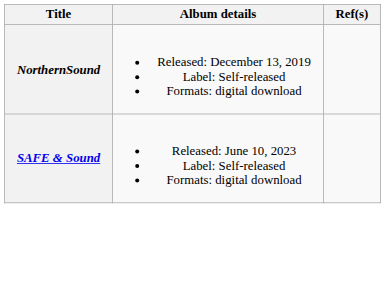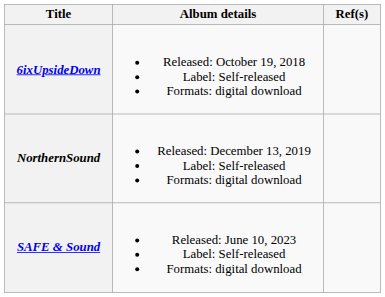+ row: (59, 69)
